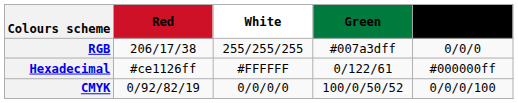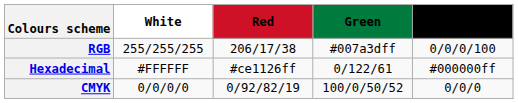columns swapped: (163, 21) <-> (263, 21)
(463, 48) 0/0/0 -> (463, 48) 0/0/0/100
(463, 88) 0/0/0/100 -> (463, 88) 0/0/0
